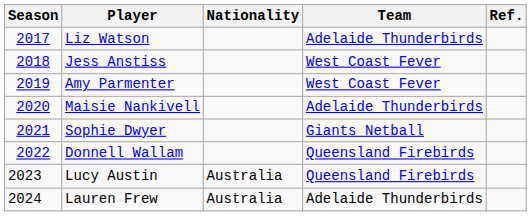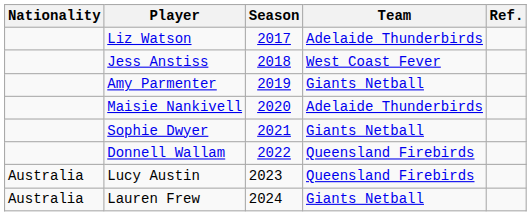columns swapped: (33, 16) <-> (253, 16)
(373, 85) West Coast Fever -> (365, 85) Giants Netball
(394, 199) Adelaide Thunderbirds -> (365, 199) Giants Netball
